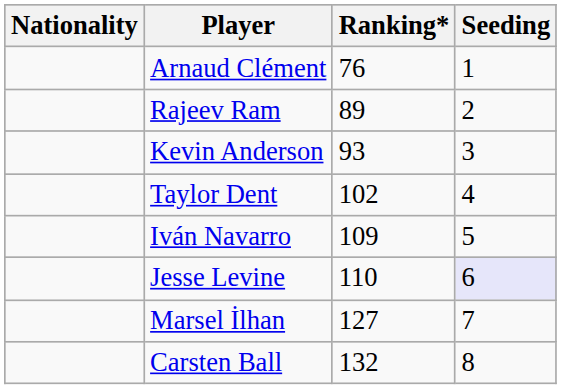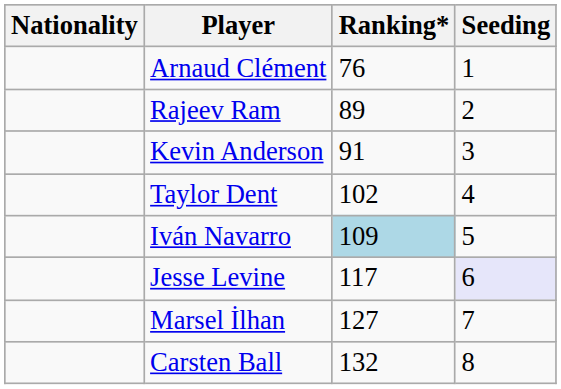(352, 151) 93 -> (352, 151) 91
(359, 236) no background -> (359, 236) lightblue background
(358, 278) 110 -> (358, 278) 117
